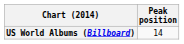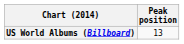(158, 33) 14 -> (158, 33) 13
